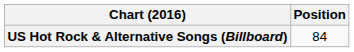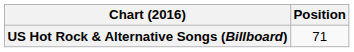(320, 36) 84 -> (320, 36) 71
